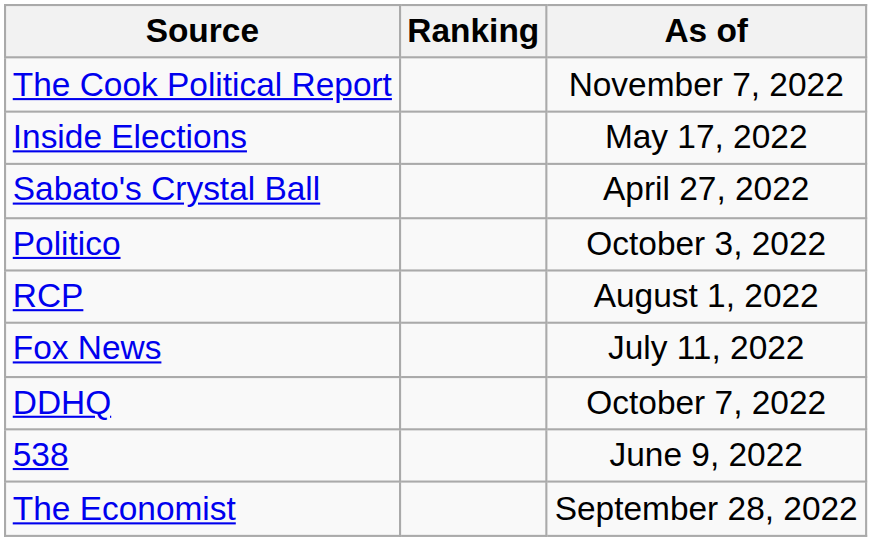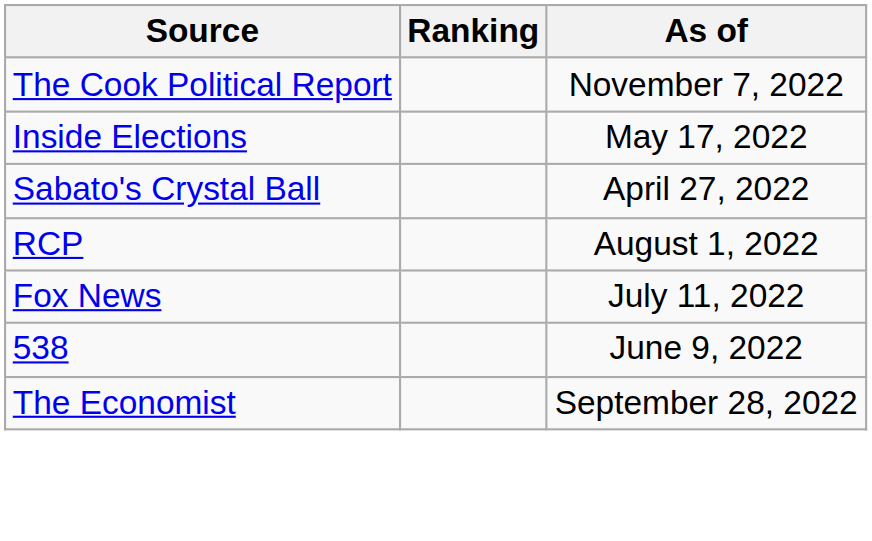- row: (67, 243)
- row: (62, 402)
